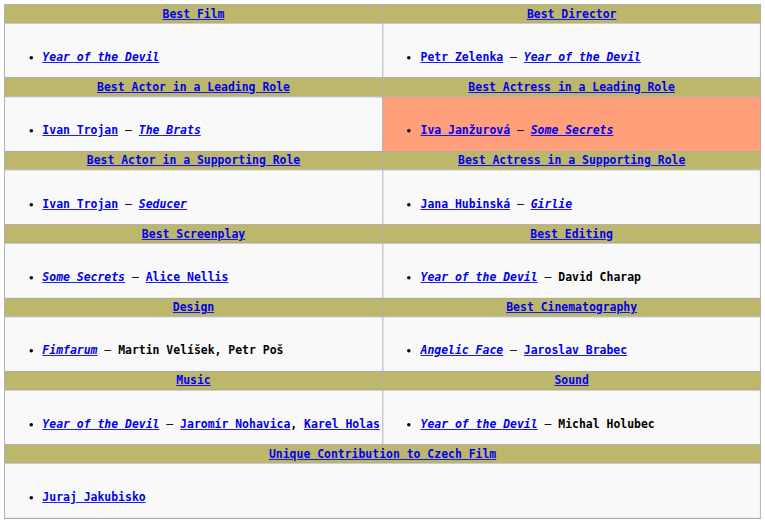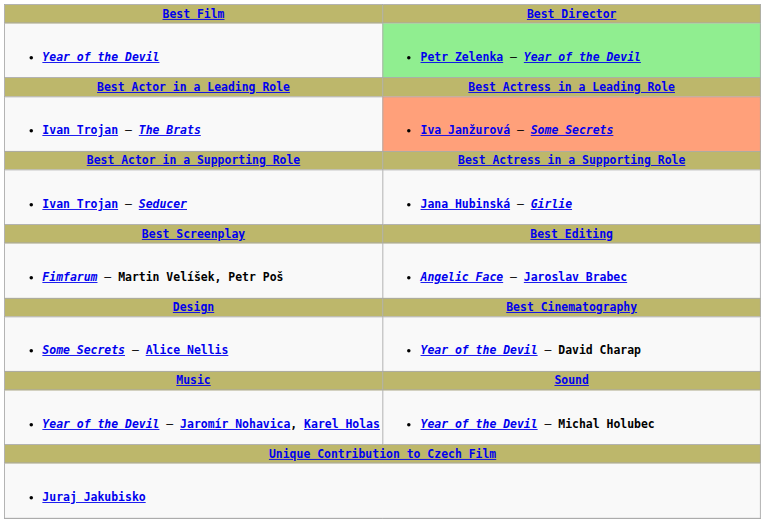(572, 57) no background -> (572, 57) lightgreen background
rows swapped: (194, 277) <-> (194, 351)
